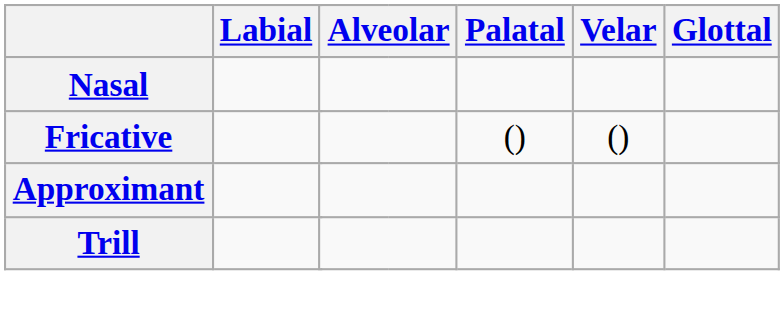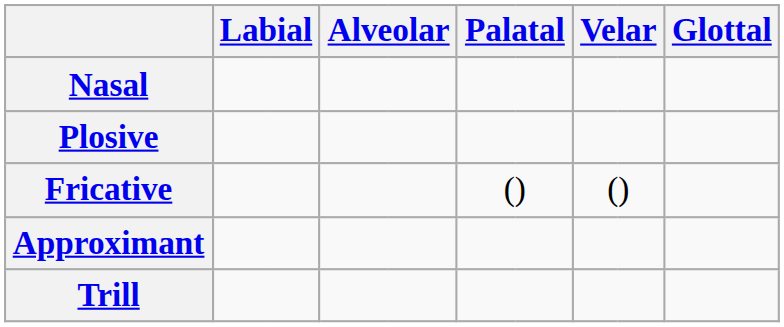+ row: (109, 136)
